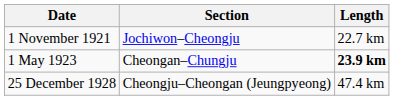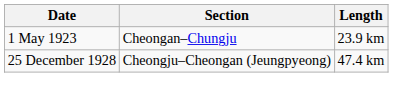- row: (59, 38)
(362, 60) bold -> (361, 38) normal
